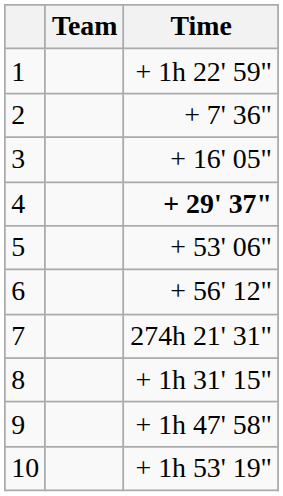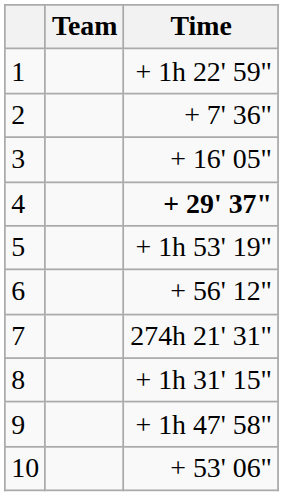(221, 247) + 53' 06" -> (204, 247) + 1h 53' 19"
(204, 468) + 1h 53' 19" -> (221, 468) + 53' 06"
